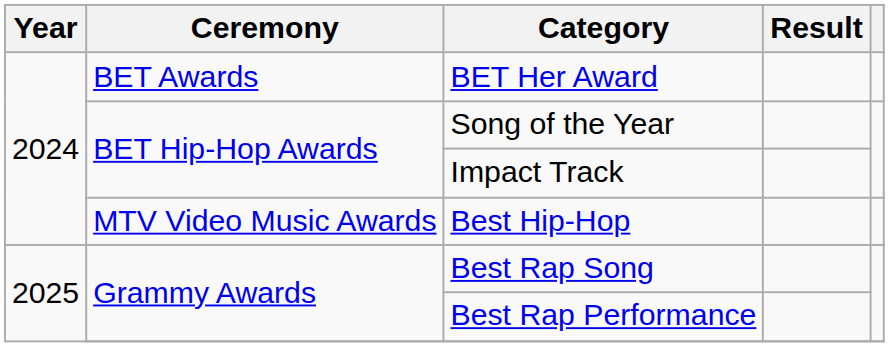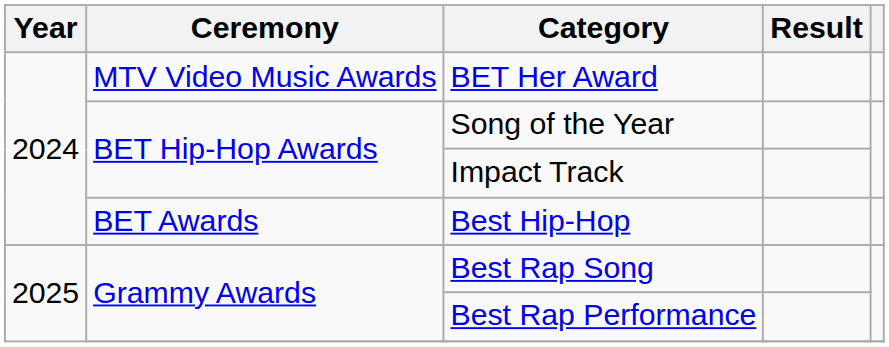(176, 76) BET Awards -> (265, 76) MTV Video Music Awards
(265, 220) MTV Video Music Awards -> (176, 220) BET Awards
